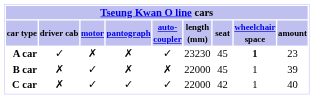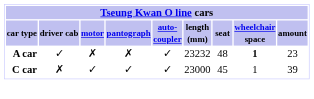(197, 54) 23230 -> (197, 54) 23232
(223, 54) 45 -> (223, 54) 48
- row: (25, 69)
(197, 84) 22000 -> (197, 69) 23000
(223, 84) 42 -> (223, 69) 45
(292, 84) 40 -> (292, 69) 39
